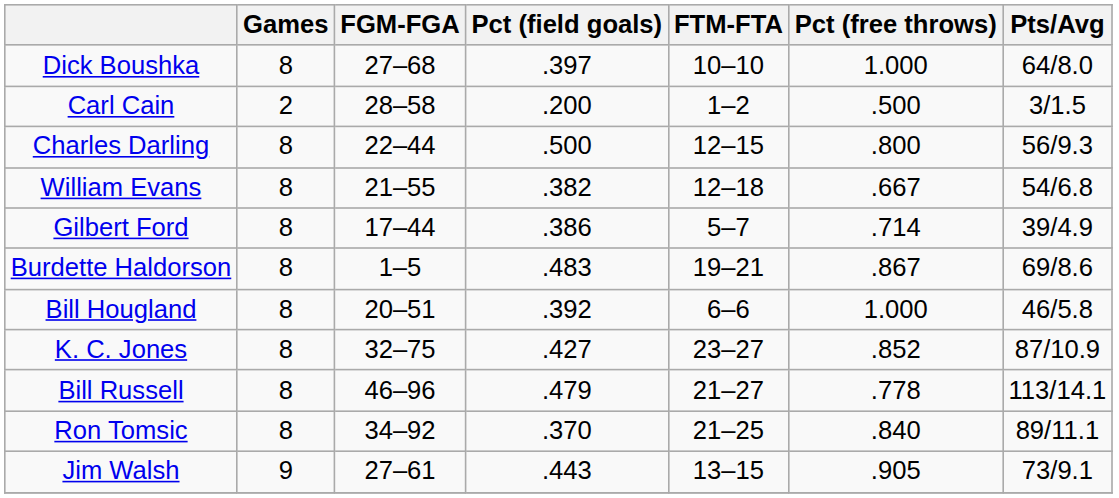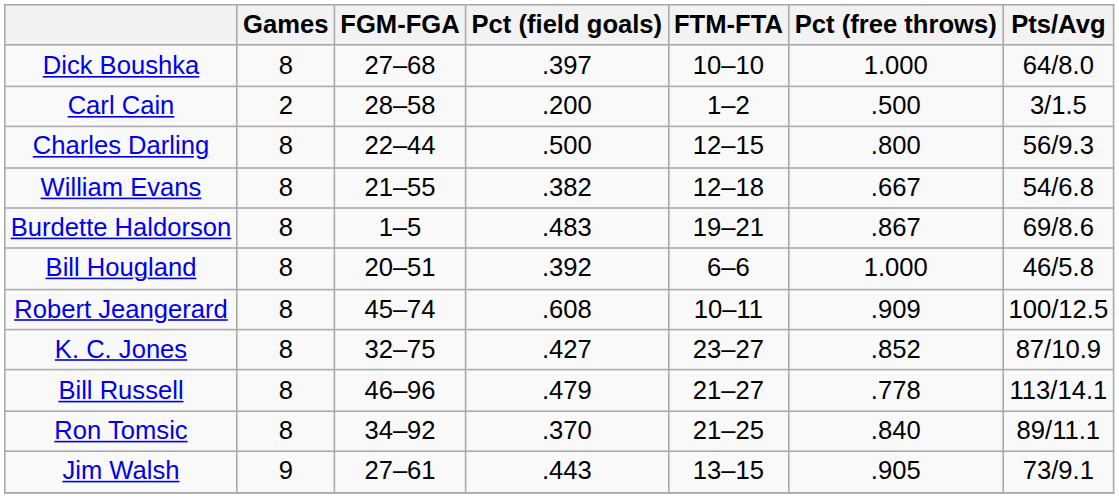- row: (121, 227)
+ row: (121, 308)
